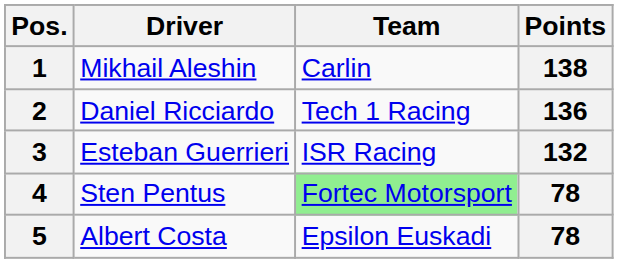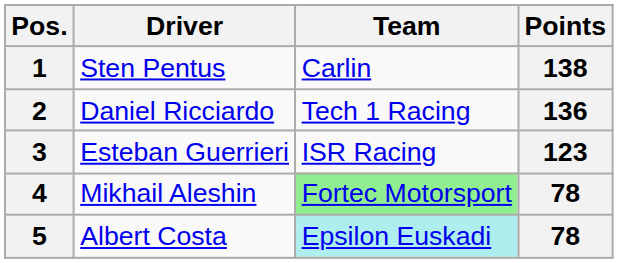(168, 68) Mikhail Aleshin -> (153, 68) Sten Pentus
(565, 152) 132 -> (565, 152) 123
(153, 194) Sten Pentus -> (168, 194) Mikhail Aleshin
(396, 236) no background -> (396, 236) paleturquoise background
